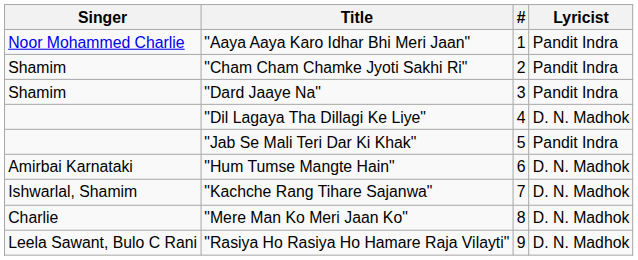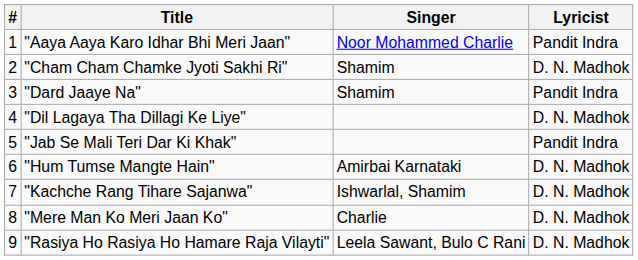columns swapped: (521, 17) <-> (103, 17)
(575, 67) Pandit Indra -> (581, 67) D. N. Madhok
